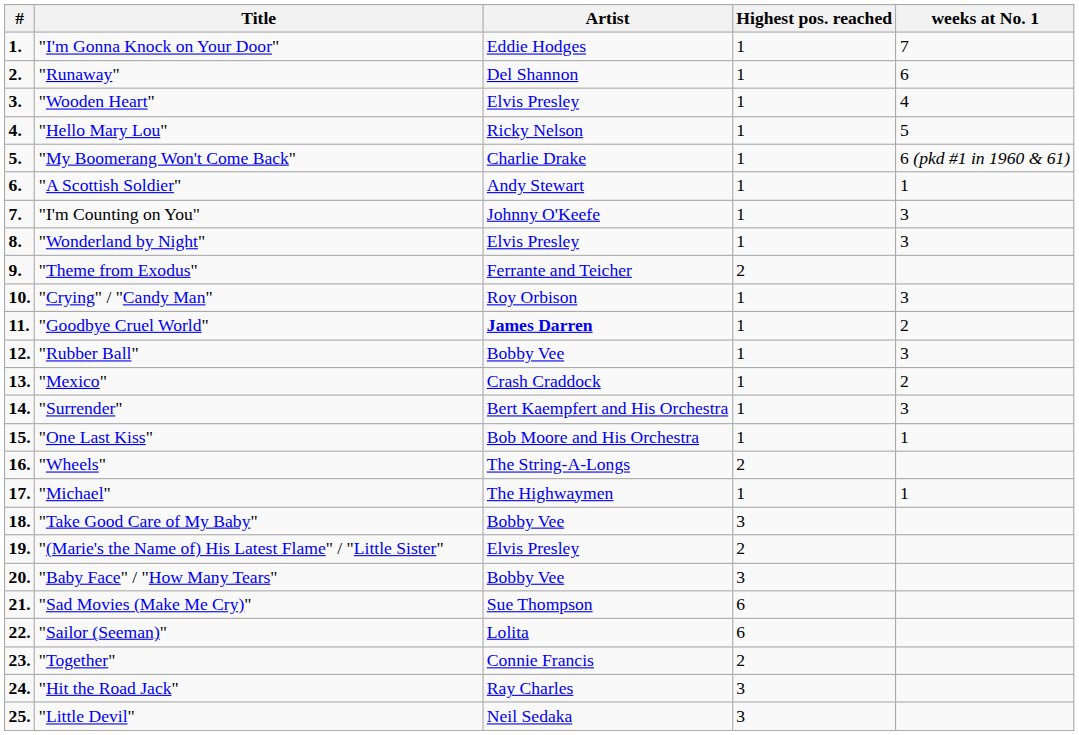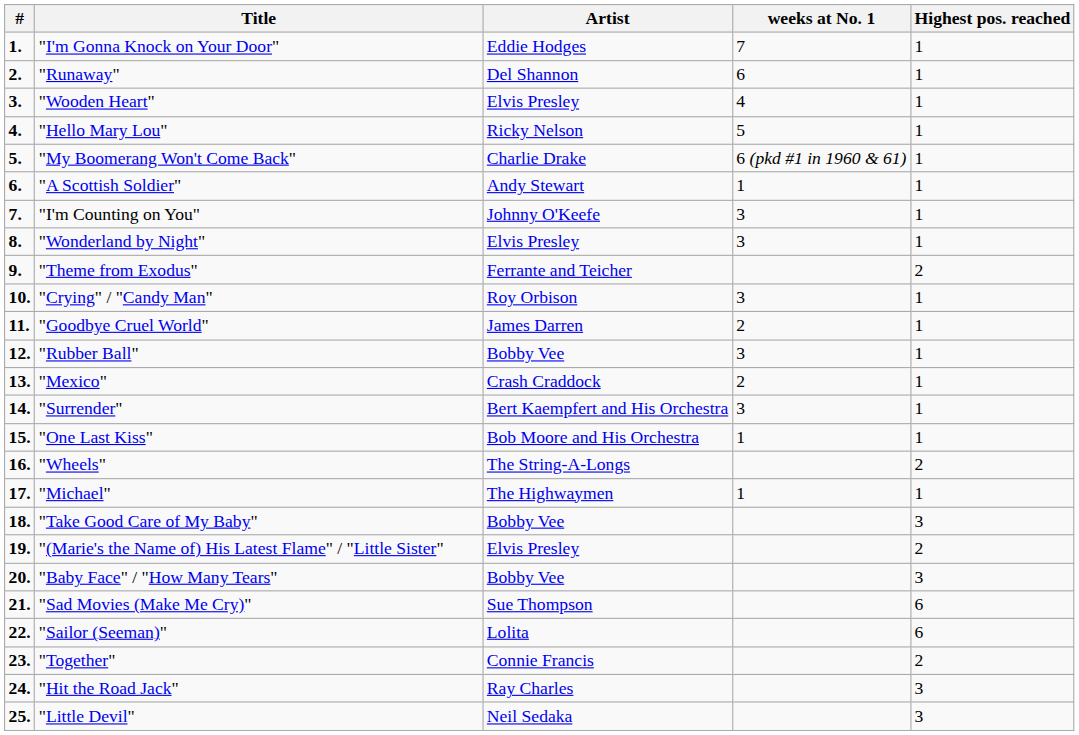columns swapped: (814, 18) <-> (985, 18)
(540, 325) bold -> (535, 325) normal
